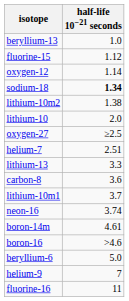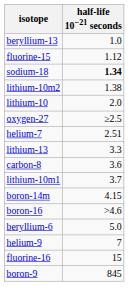- row: (27, 72)
- row: (23, 211)
(113, 227) 4.61 -> (113, 196) 4.15
(117, 288) 11 -> (117, 258) 15
+ row: (22, 273)
